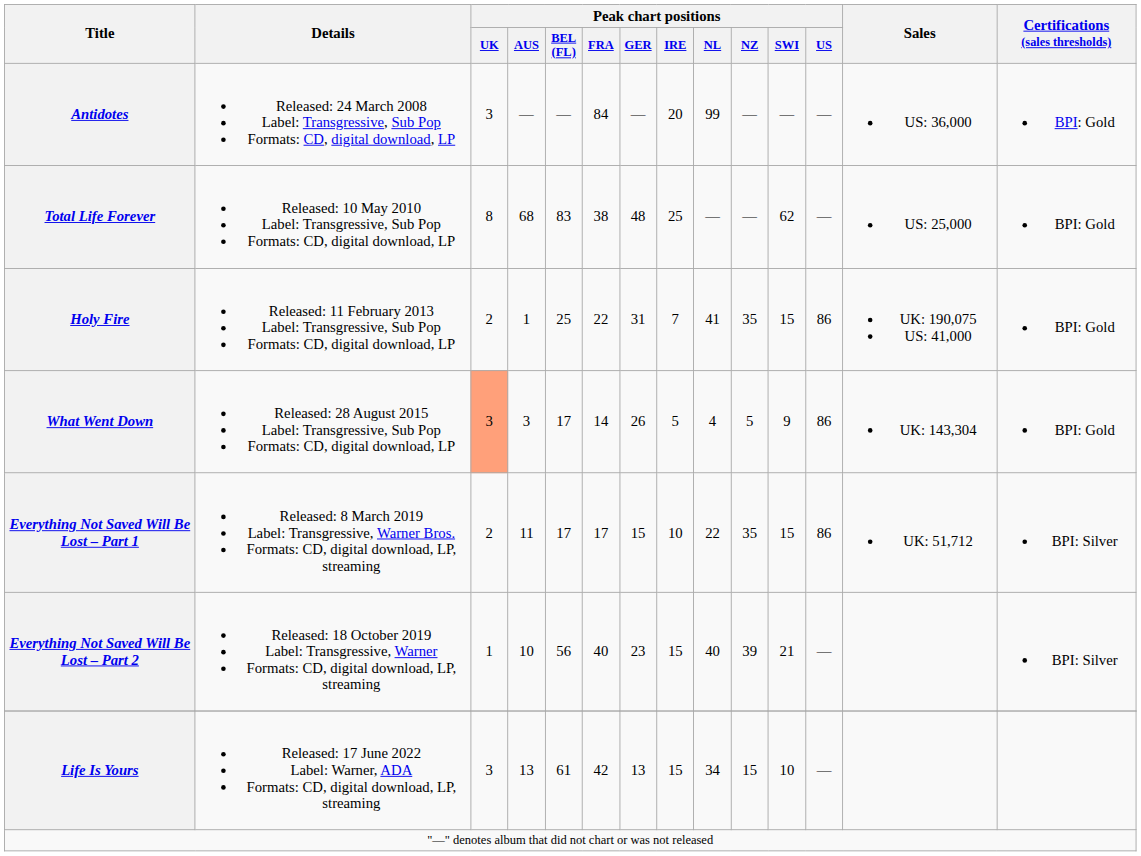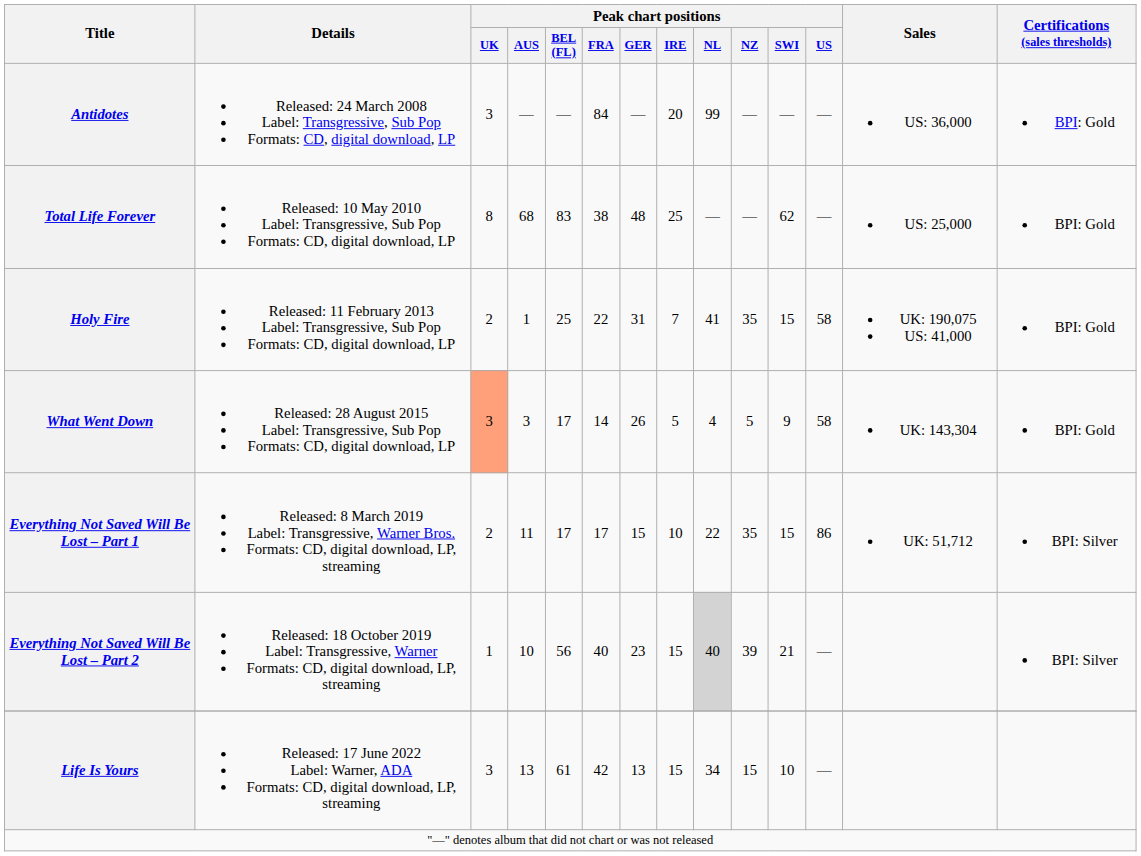(824, 319) 86 -> (824, 319) 58
(824, 421) 86 -> (824, 421) 58
(712, 651) no background -> (712, 651) lightgrey background
